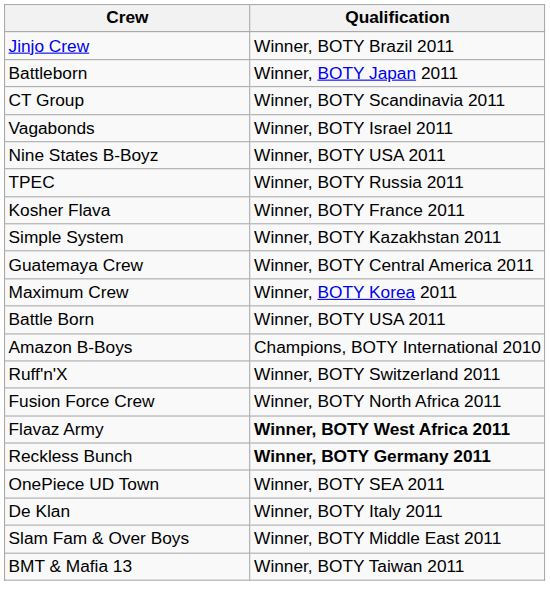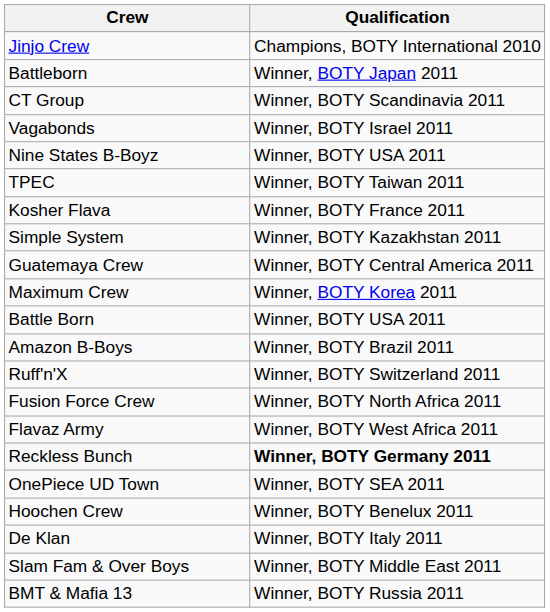(354, 45) Winner, BOTY Brazil 2011 -> (398, 45) Champions, BOTY International 2010
(359, 182) Winner, BOTY Russia 2011 -> (359, 182) Winner, BOTY Taiwan 2011
(398, 347) Champions, BOTY International 2010 -> (354, 347) Winner, BOTY Brazil 2011
(382, 429) bold -> (376, 429) normal
+ row: (66, 511)
(359, 566) Winner, BOTY Taiwan 2011 -> (359, 593) Winner, BOTY Russia 2011
